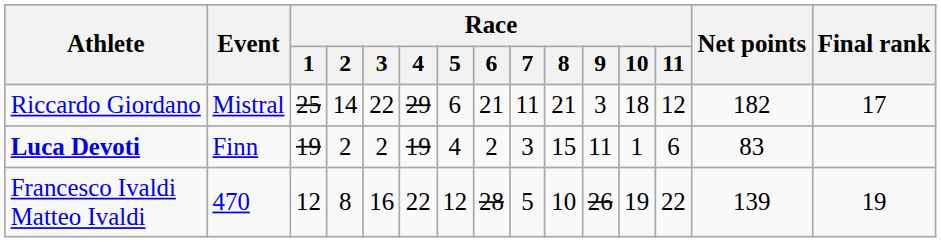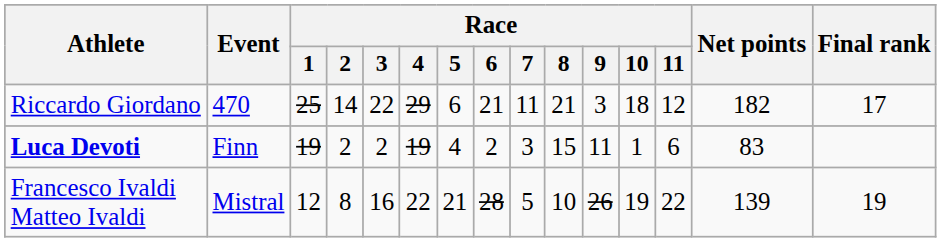(248, 105) Mistral -> (231, 105) 470
(231, 202) 470 -> (248, 202) Mistral
(455, 202) 12 -> (455, 202) 21
